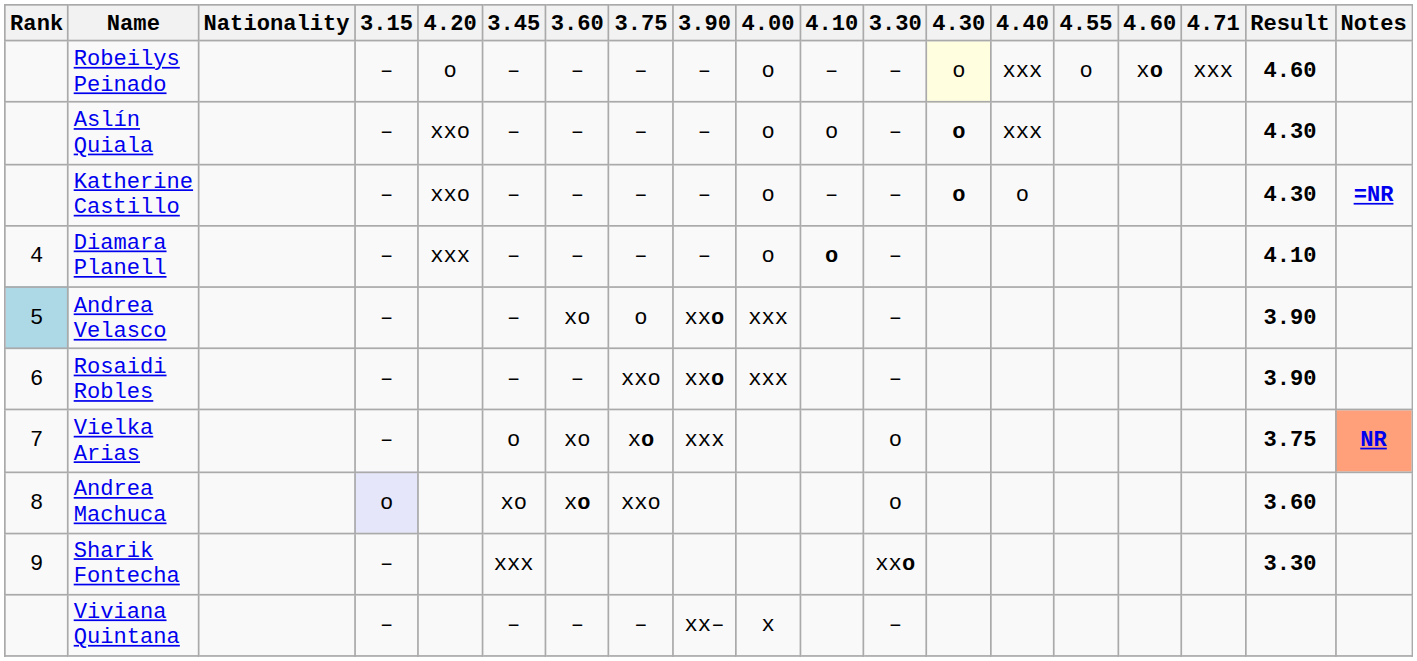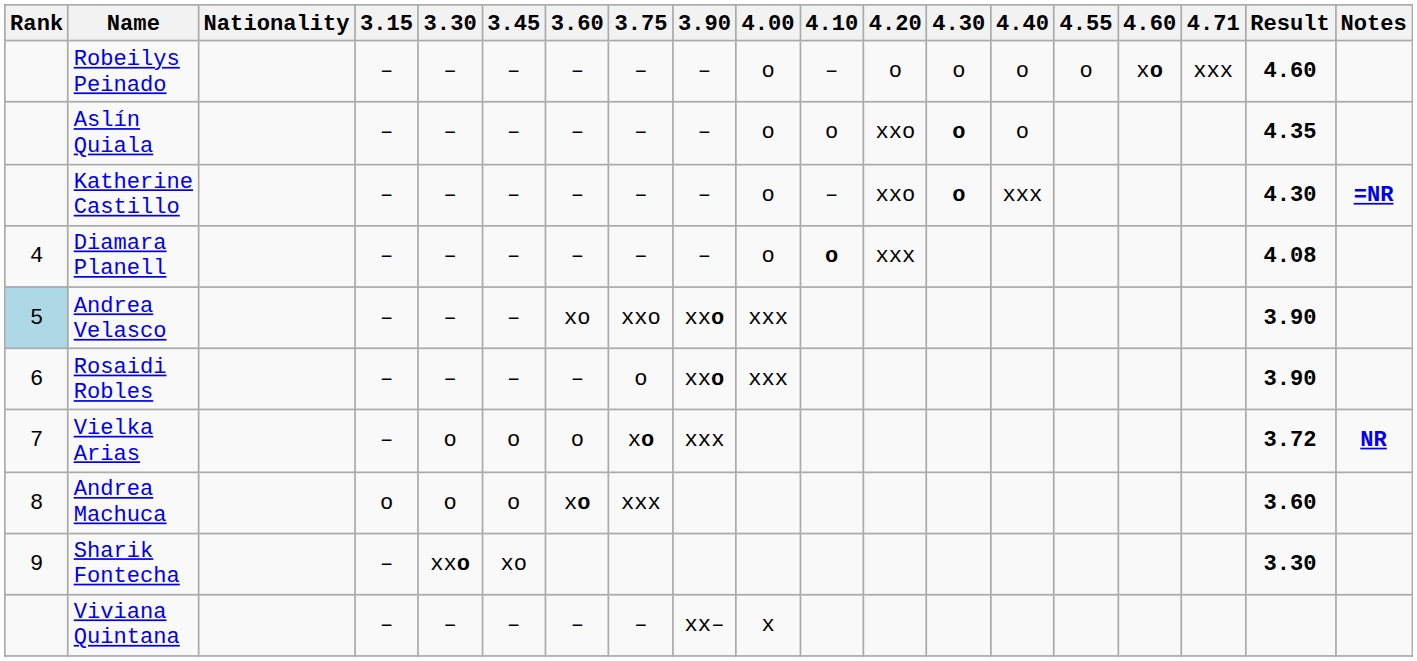columns swapped: (895, 23) <-> (450, 23)
(959, 72) lightyellow background -> (959, 72) no background
(1022, 72) xxx -> (1022, 72) o
(1022, 133) xxx -> (1022, 133) o
(1290, 133) 4.30 -> (1290, 133) 4.35
(1022, 195) o -> (1022, 195) xxx
(1290, 256) 4.10 -> (1290, 256) 4.08
(641, 318) o -> (641, 318) xxo
(641, 379) xxo -> (641, 379) o
(577, 441) xo -> (577, 441) o
(1290, 441) 3.75 -> (1290, 441) 3.72
(1374, 441) lightsalmon background -> (1374, 441) no background
(387, 502) lavender background -> (387, 502) no background
(514, 502) xo -> (514, 502) o
(641, 502) xxo -> (641, 502) xxx
(514, 564) xxx -> (514, 564) xo
